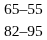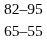rows swapped: (23, 9) <-> (23, 30)
